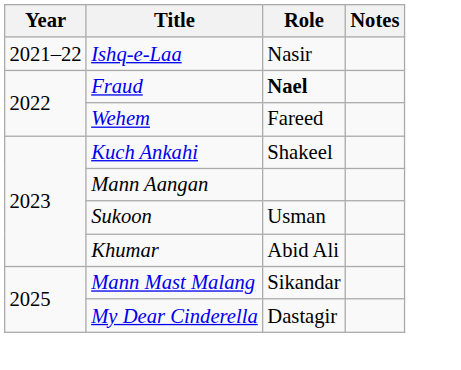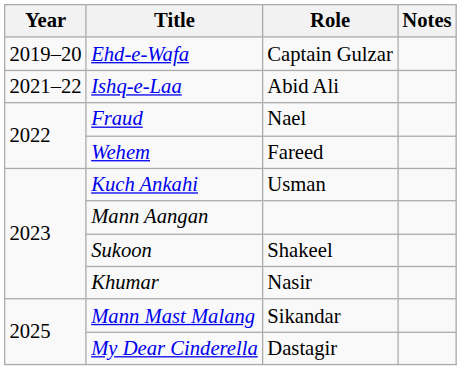+ row: (140, 53)
(290, 53) Nasir -> (303, 86) Abid Ali
(287, 86) bold -> (287, 119) normal
(300, 151) Shakeel -> (297, 184) Usman
(297, 217) Usman -> (300, 250) Shakeel
(303, 250) Abid Ali -> (290, 282) Nasir
